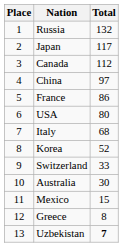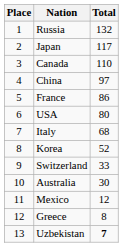(104, 64) 112 -> (104, 64) 110
(104, 200) 15 -> (104, 200) 12
